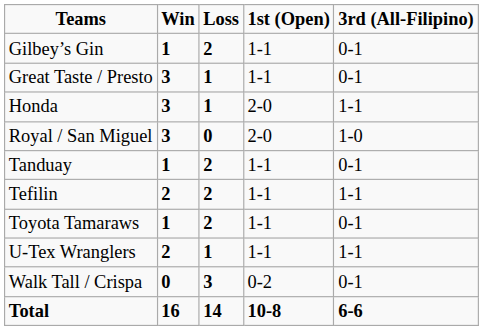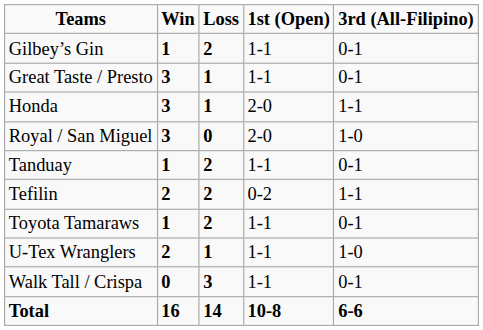(260, 194) 1-1 -> (260, 194) 0-2
(351, 252) 1-1 -> (351, 252) 1-0
(260, 281) 0-2 -> (260, 281) 1-1
